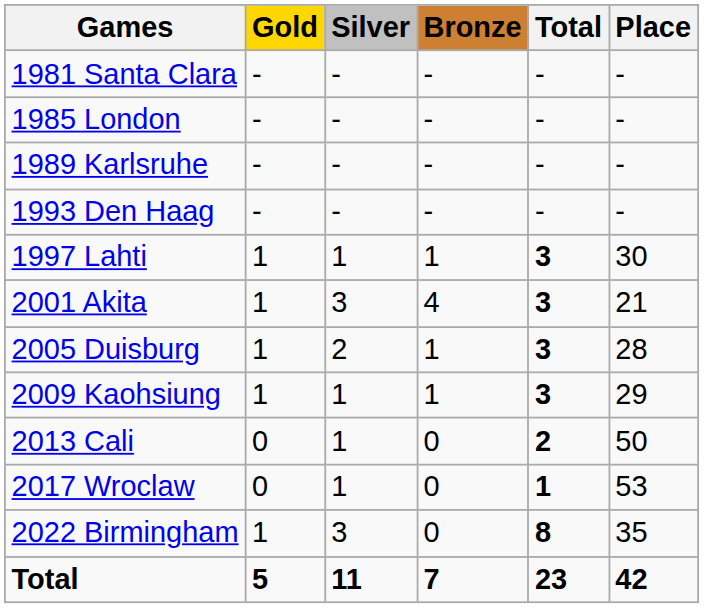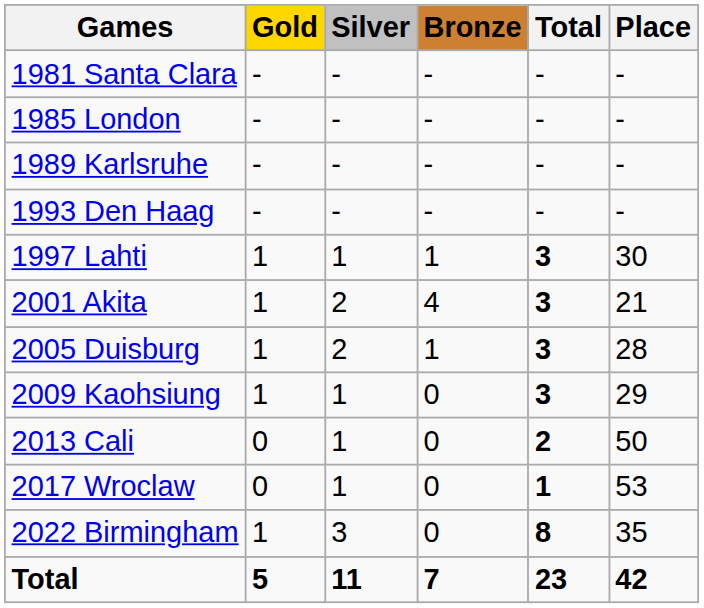(339, 303) 3 -> (339, 303) 2
(432, 394) 1 -> (432, 394) 0
